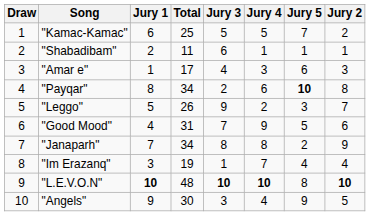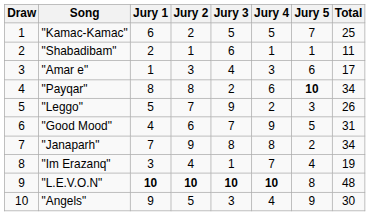columns swapped: (345, 13) <-> (187, 13)
